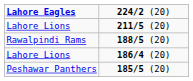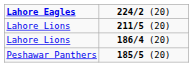- row: (144, 40)
